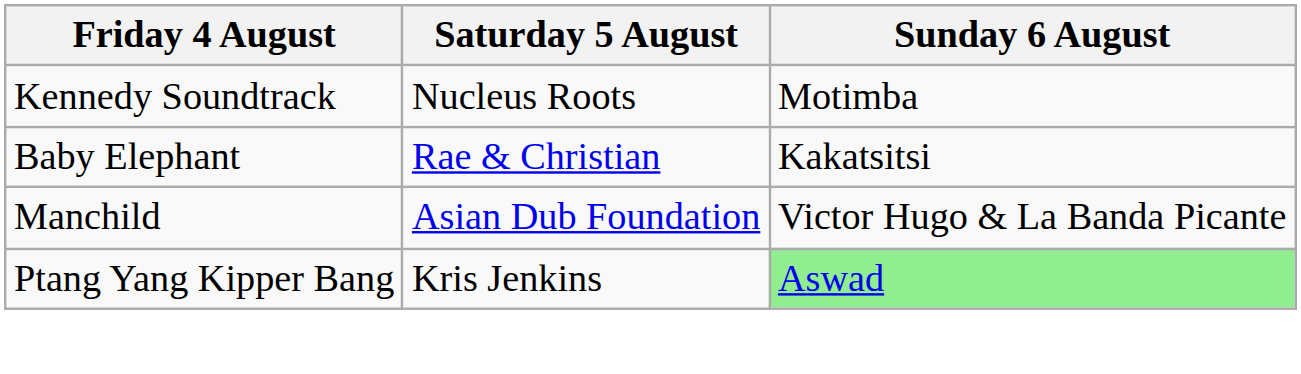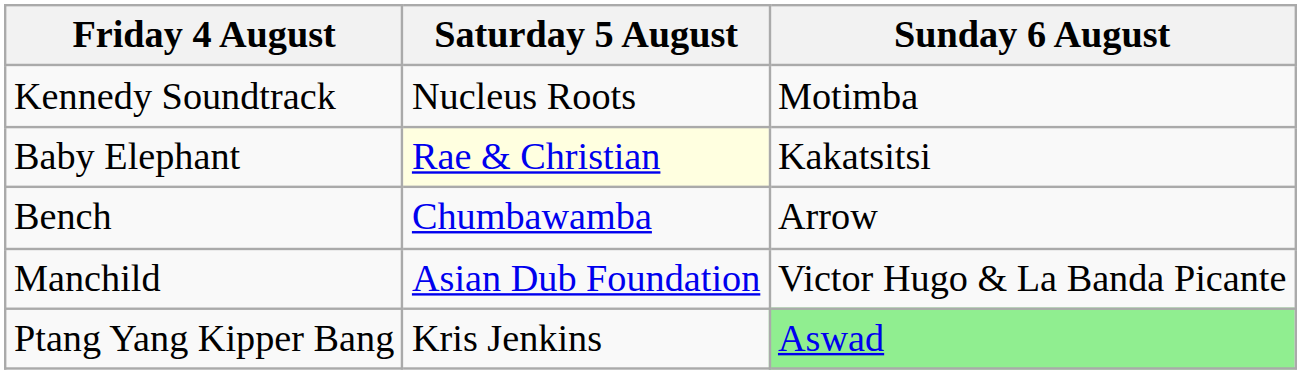(536, 156) no background -> (536, 156) lightyellow background
+ row: (63, 216)
